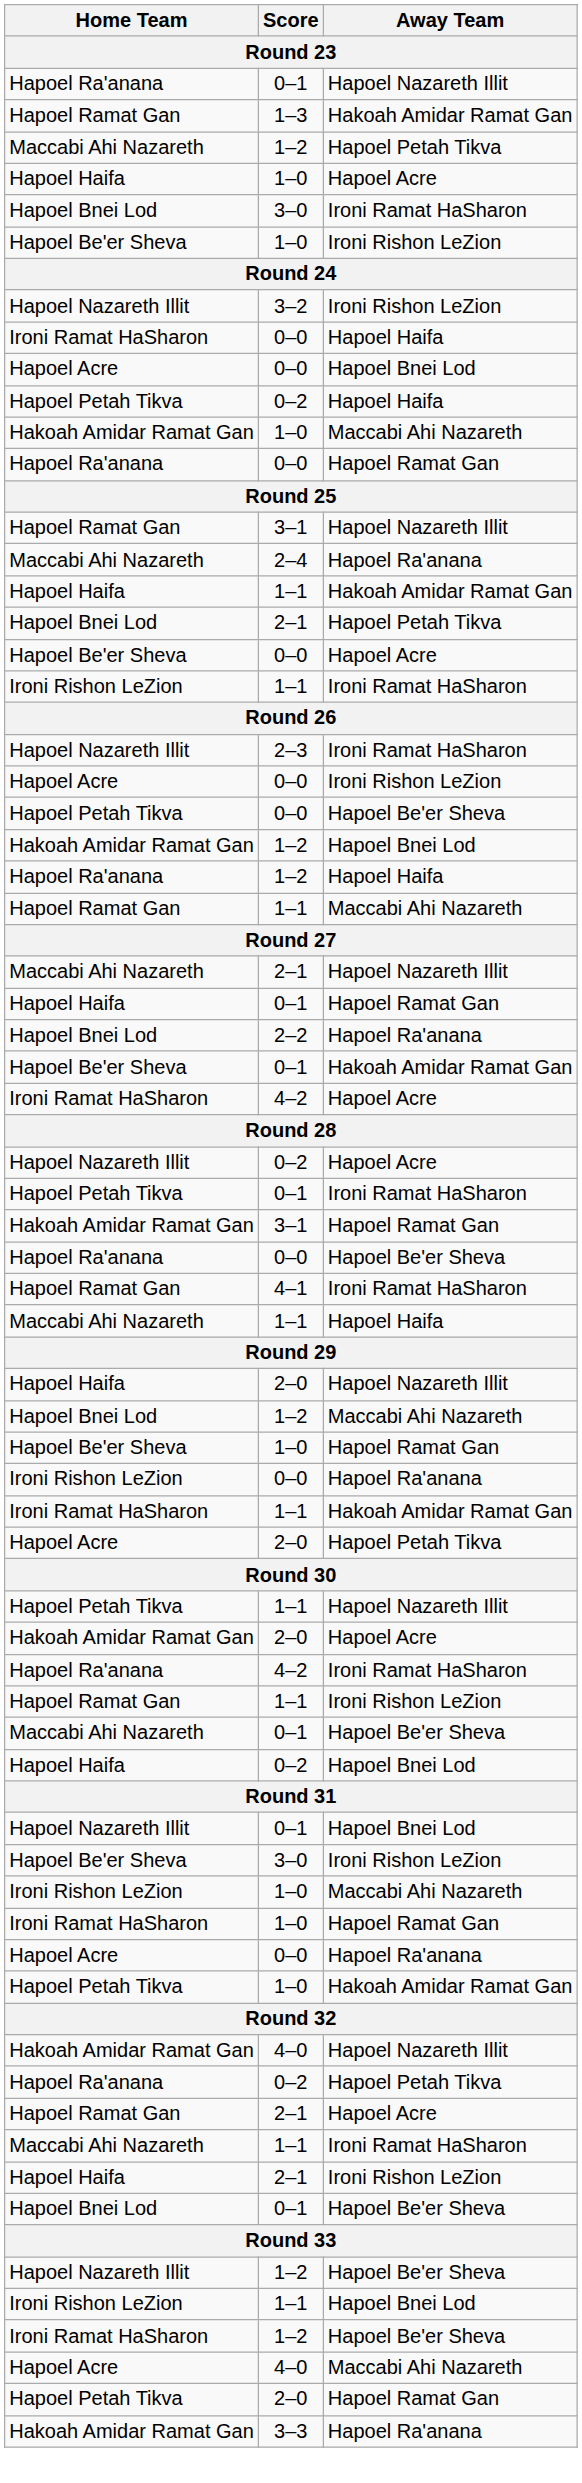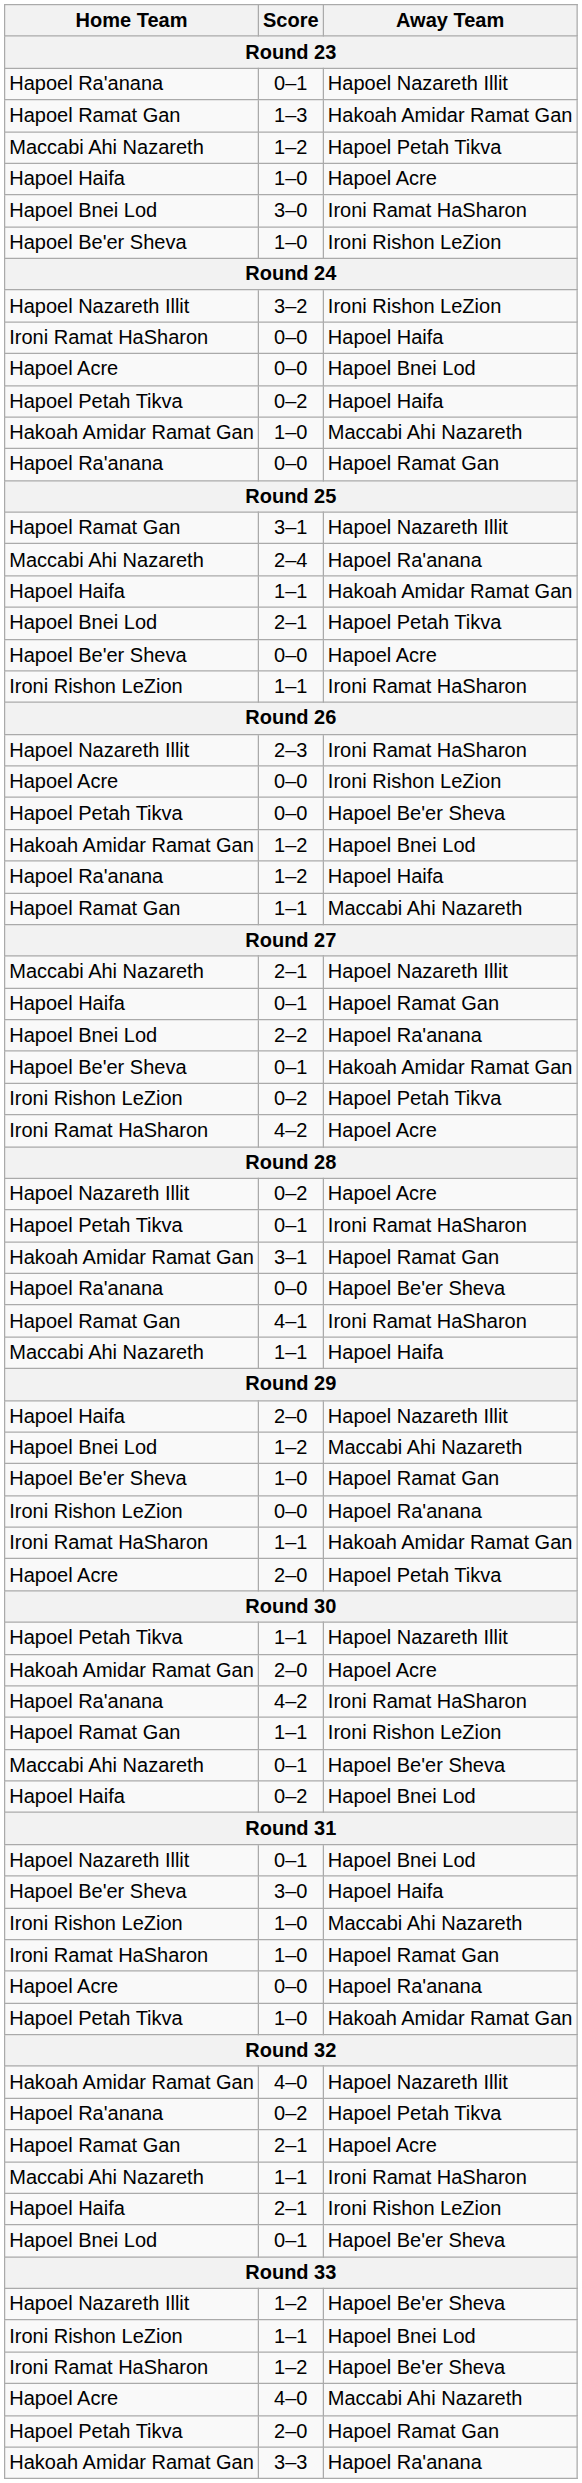+ row: (96, 1098)
(415, 1860) Ironi Rishon LeZion -> (386, 1891) Hapoel Haifa
